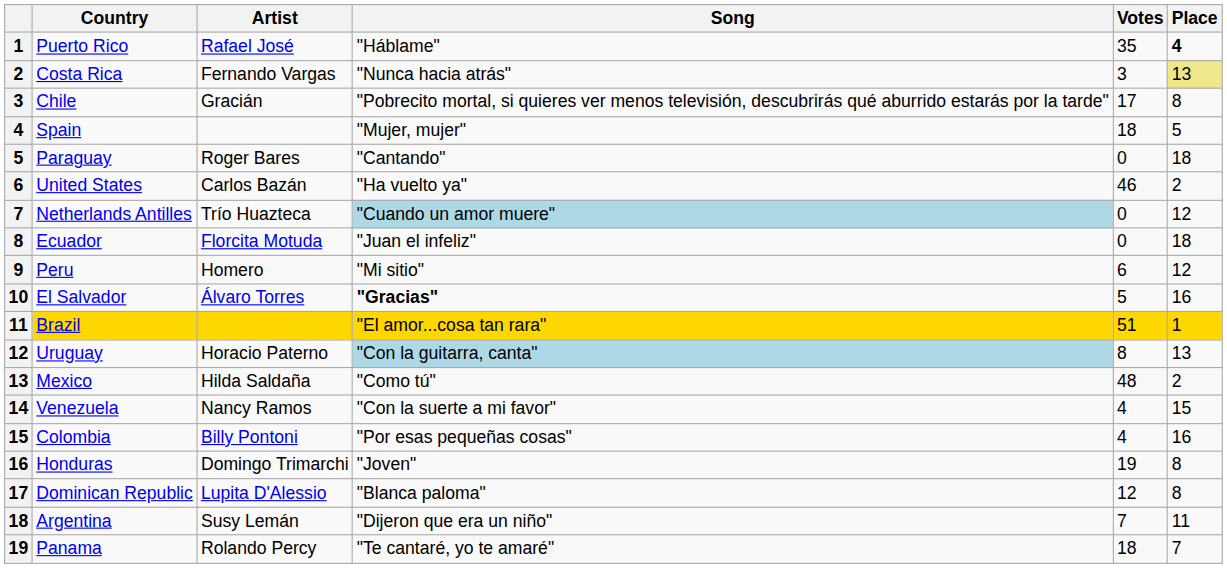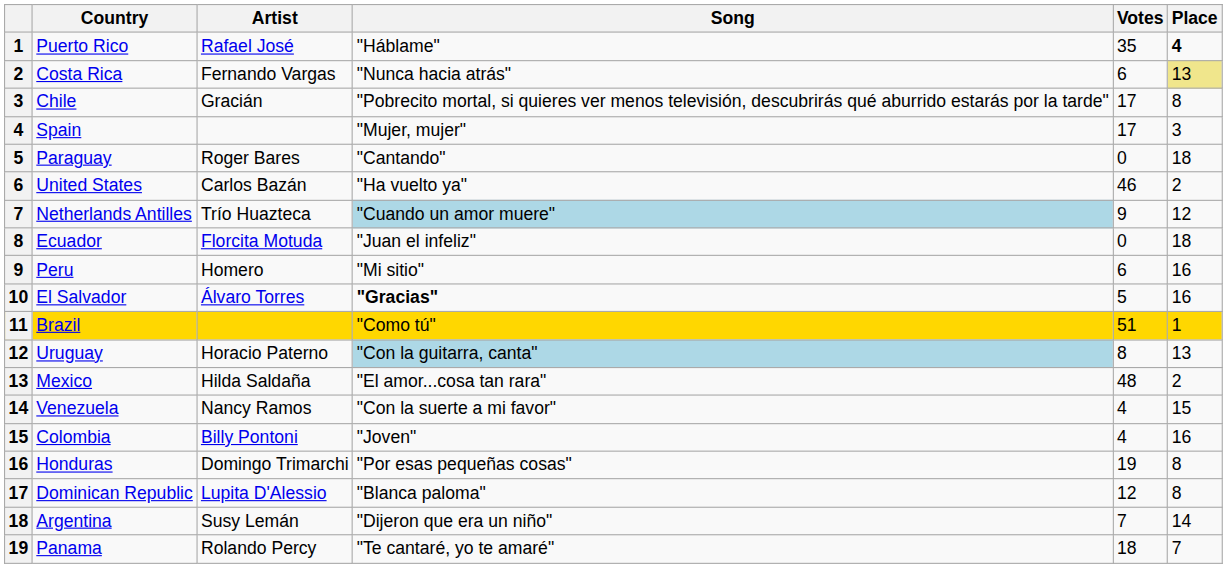(1122, 74) 3 -> (1122, 74) 6
(1127, 130) 18 -> (1127, 130) 17
(1177, 130) 5 -> (1177, 130) 3
(1122, 213) 0 -> (1122, 213) 9
(1181, 269) 12 -> (1181, 269) 16
(452, 325) "El amor...cosa tan rara" -> (396, 325) "Como tú"
(396, 381) "Como tú" -> (452, 381) "El amor...cosa tan rara"
(464, 437) "Por esas pequeñas cosas" -> (386, 437) "Joven"
(386, 465) "Joven" -> (464, 465) "Por esas pequeñas cosas"
(1181, 520) 11 -> (1181, 520) 14
